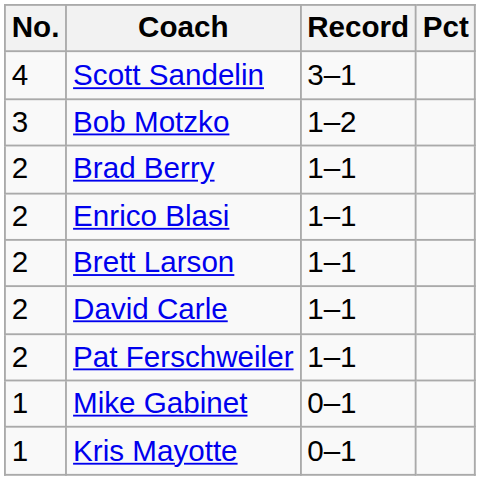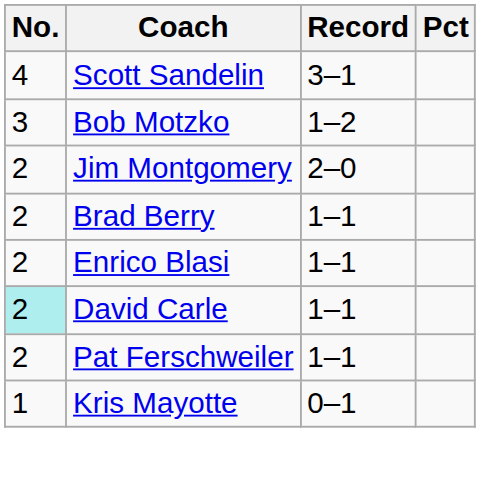+ row: (182, 168)
- row: (154, 262)
(20, 309) no background -> (20, 309) paleturquoise background
- row: (160, 403)
